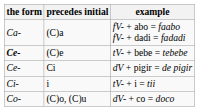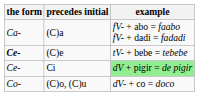(152, 68) no background -> (152, 68) lightgreen background
- row: (48, 83)
